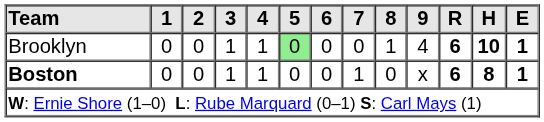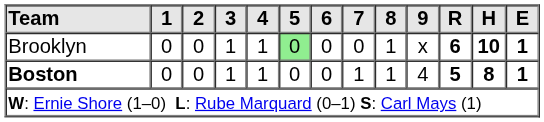(423, 46) 4 -> (423, 46) x
(391, 74) 0 -> (391, 74) 1
(423, 74) x -> (423, 74) 4
(455, 74) 6 -> (455, 74) 5
